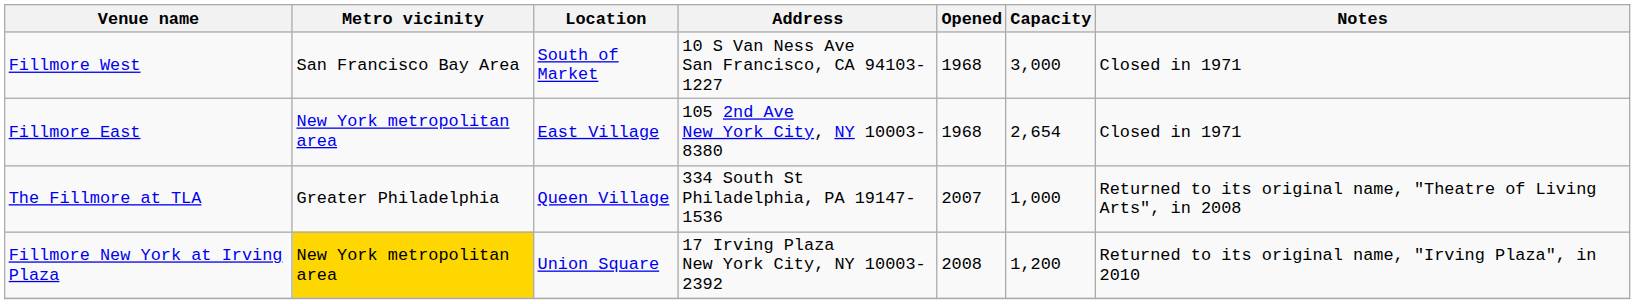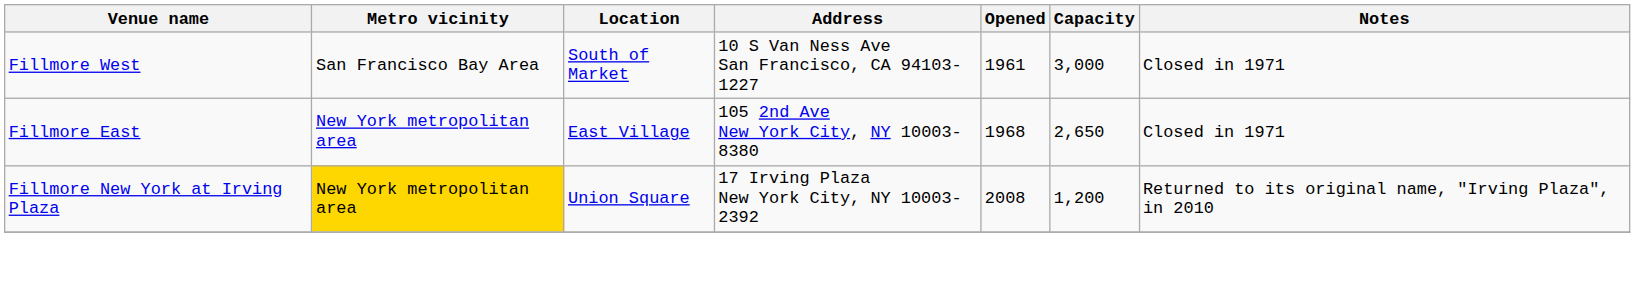(962, 65) 1968 -> (1005, 65) 1961
(1036, 132) 2,654 -> (1079, 132) 2,650
- row: (105, 199)
